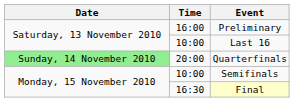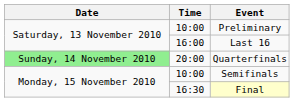(190, 28) 16:00 -> (190, 28) 10:00
(190, 43) 10:00 -> (190, 43) 16:00
